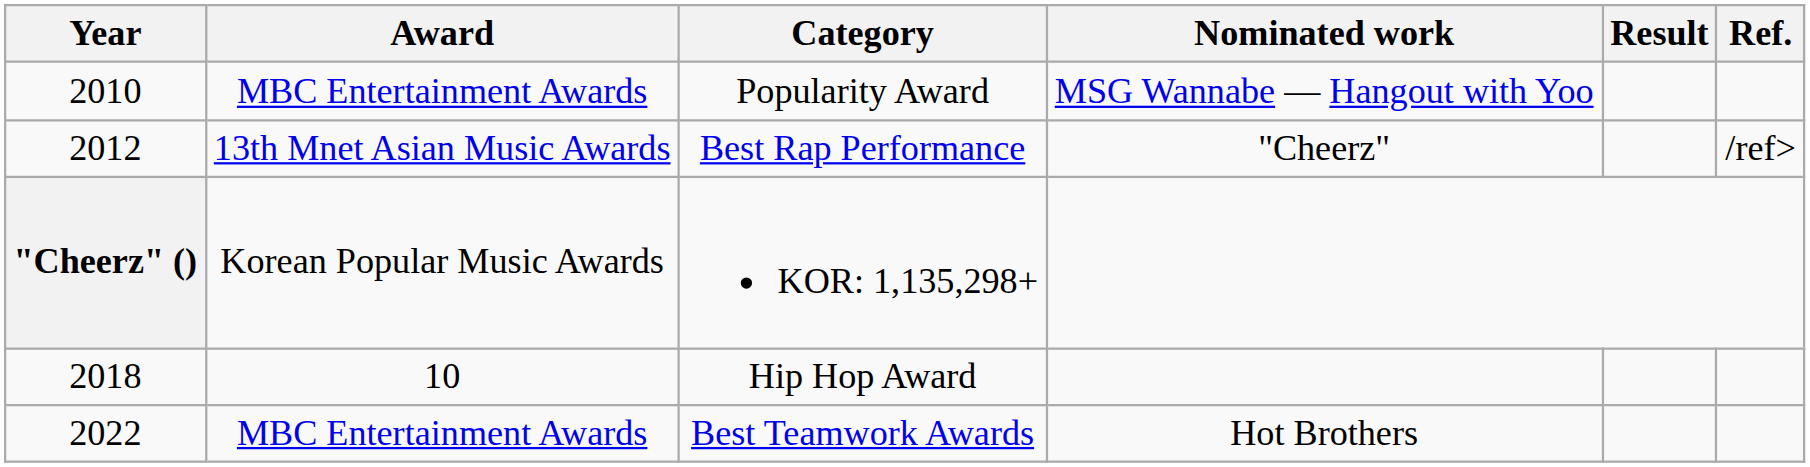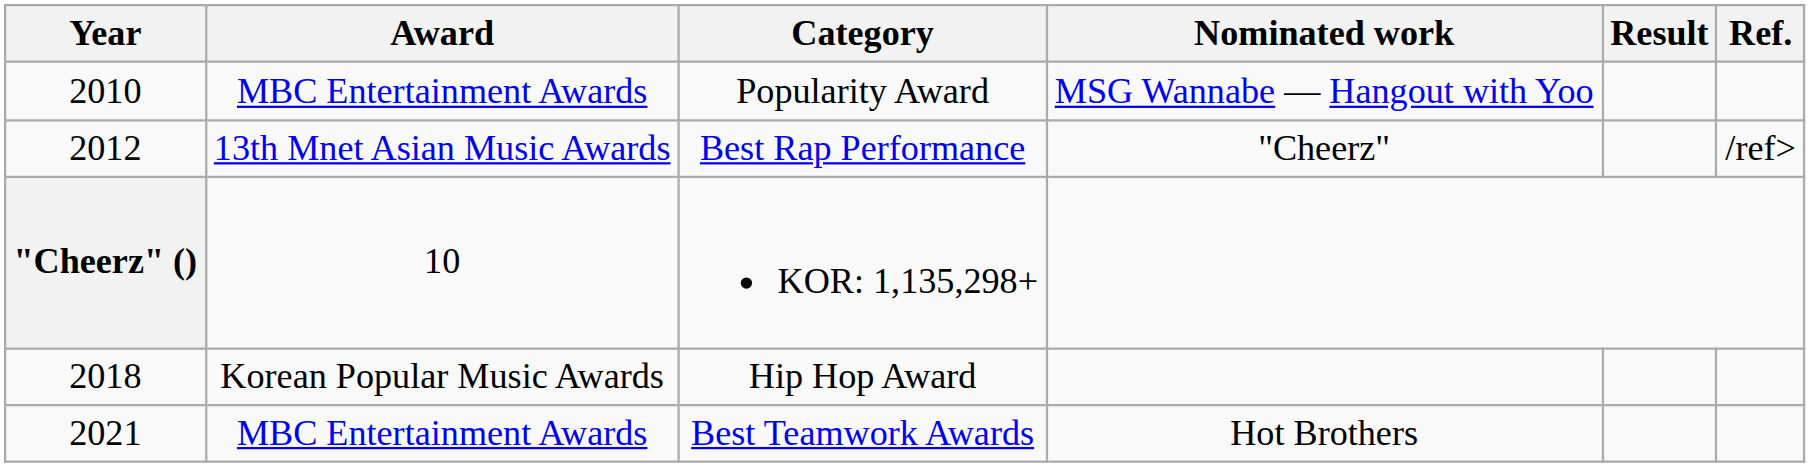(442, 261) Korean Popular Music Awards -> (442, 261) 10
(442, 375) 10 -> (442, 375) Korean Popular Music Awards
(105, 432) 2022 -> (105, 432) 2021
